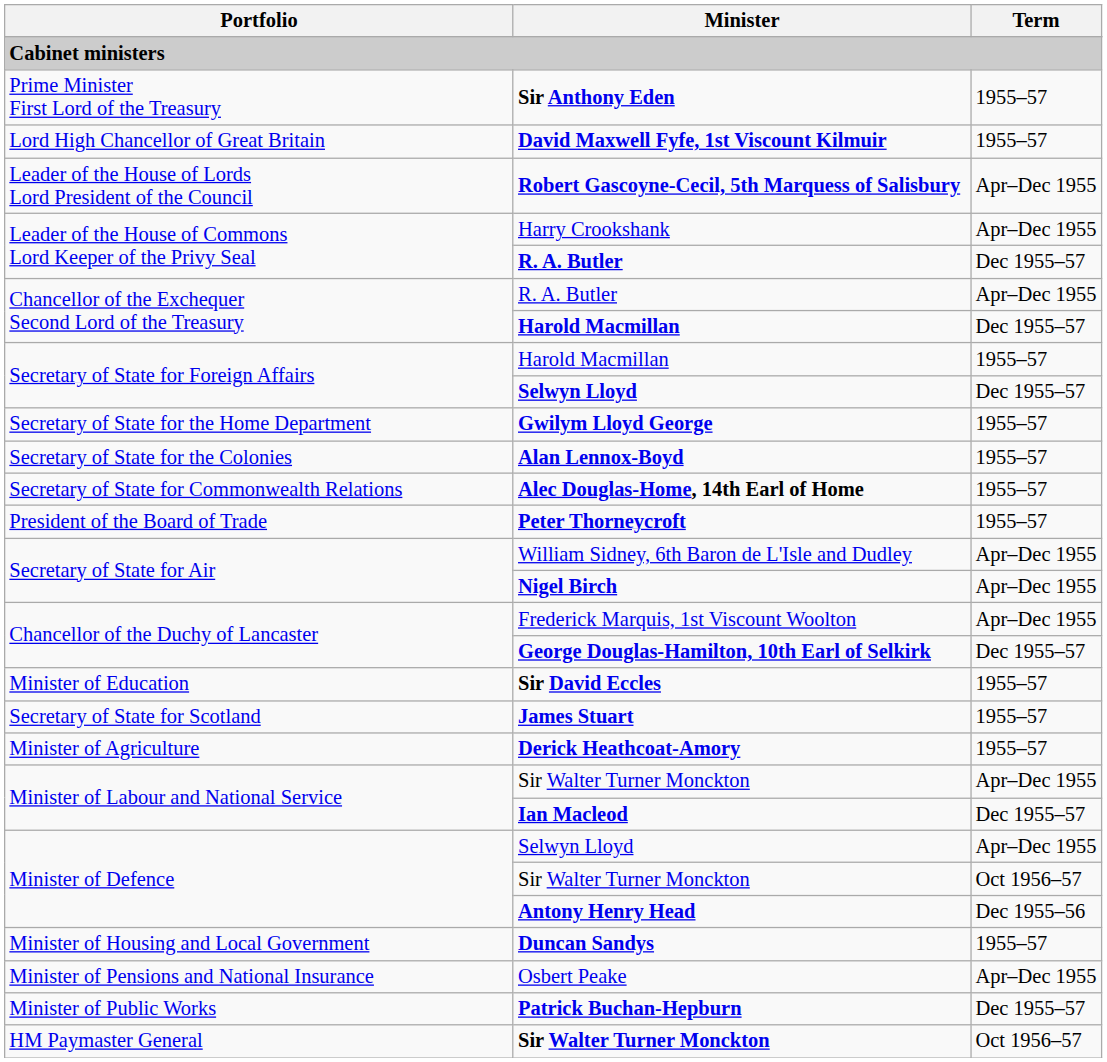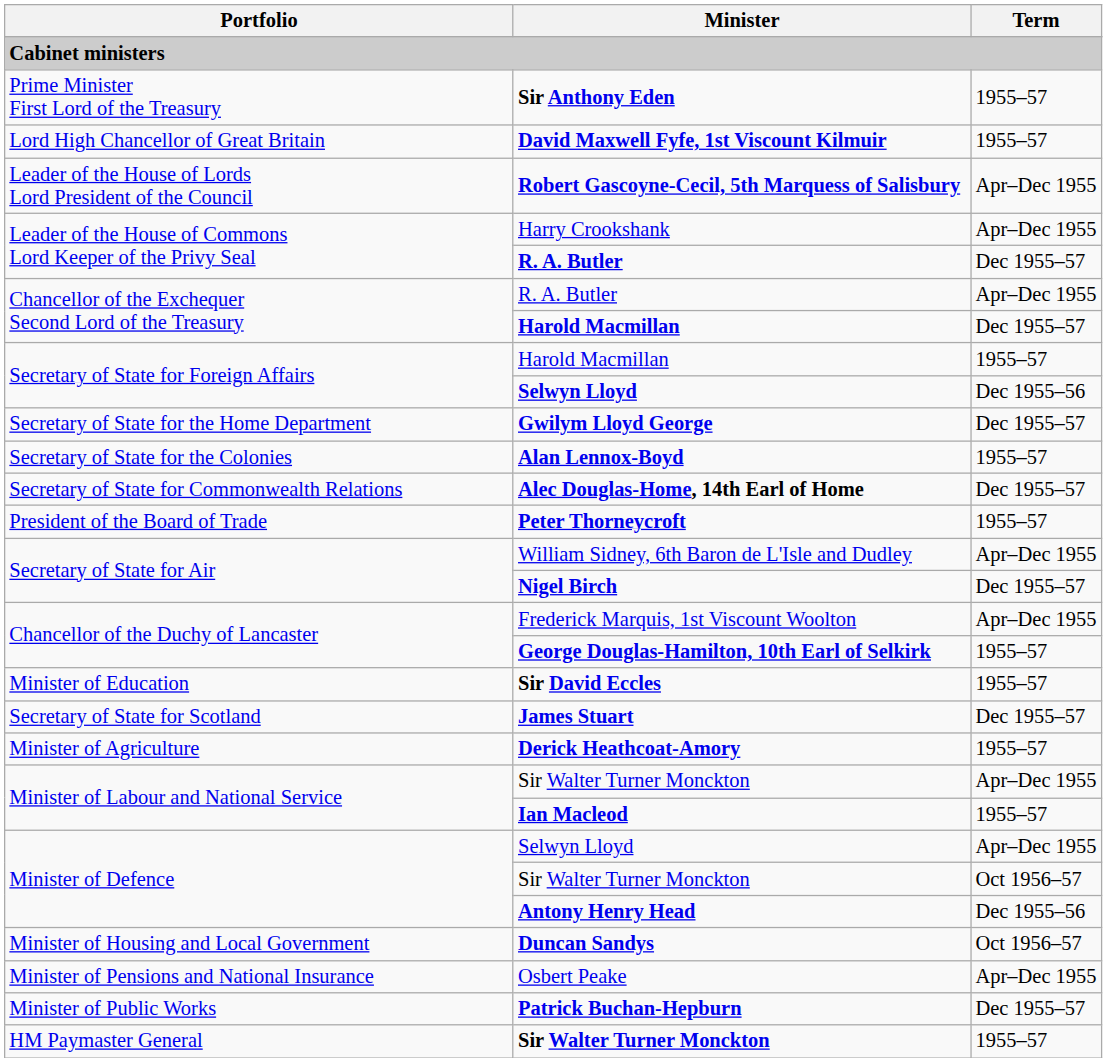(1030, 391) Dec 1955–57 -> (1030, 391) Dec 1955–56
(1011, 424) 1955–57 -> (1030, 424) Dec 1955–57
(1011, 489) 1955–57 -> (1030, 489) Dec 1955–57
(1036, 586) Apr–Dec 1955 -> (1030, 586) Dec 1955–57
(1030, 651) Dec 1955–57 -> (1011, 651) 1955–57
(1011, 716) 1955–57 -> (1030, 716) Dec 1955–57
(1030, 813) Dec 1955–57 -> (1011, 813) 1955–57
(1011, 943) 1955–57 -> (1029, 943) Oct 1956–57
(1029, 1041) Oct 1956–57 -> (1011, 1041) 1955–57
